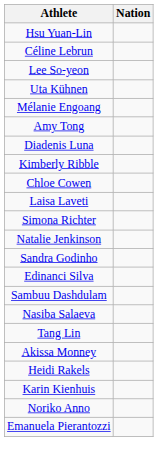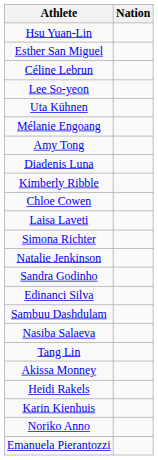+ row: (59, 51)
